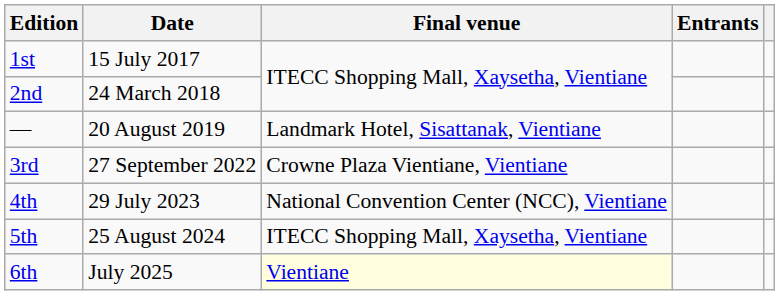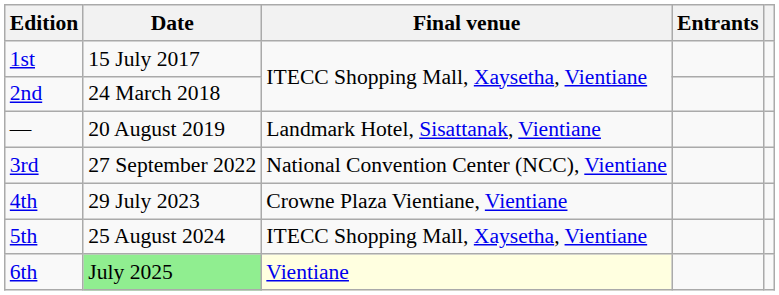(417, 165) Crowne Plaza Vientiane, Vientiane -> (467, 165) National Convention Center (NCC), Vientiane
(467, 200) National Convention Center (NCC), Vientiane -> (417, 200) Crowne Plaza Vientiane, Vientiane
(131, 272) no background -> (131, 272) lightgreen background
